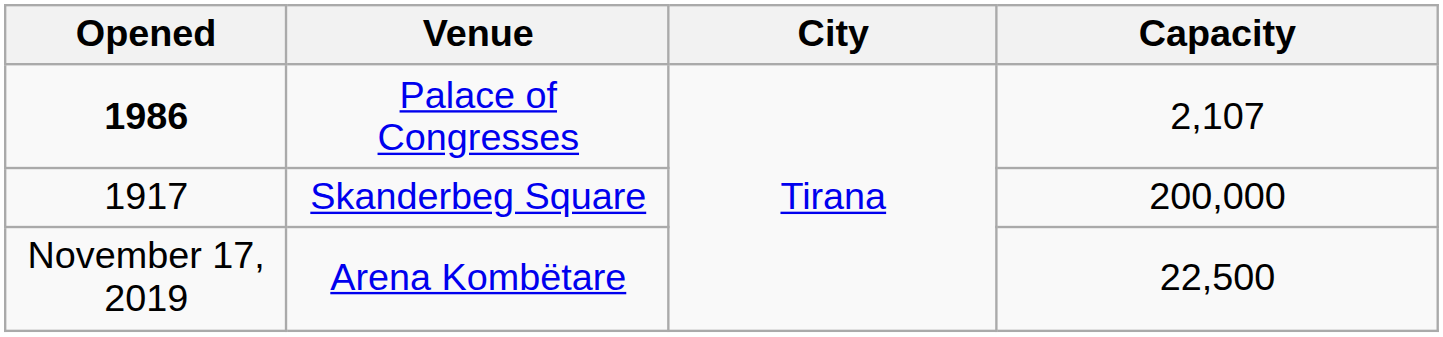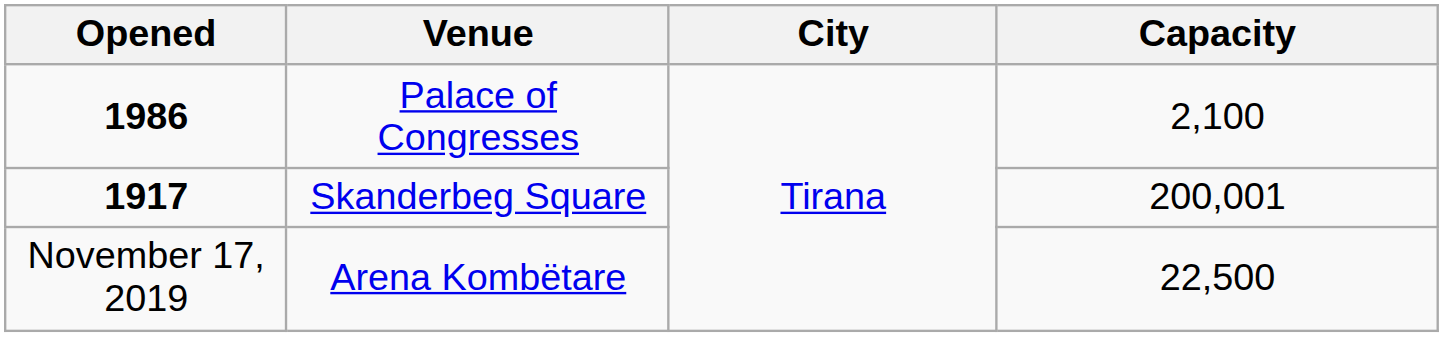(1217, 115) 2,107 -> (1217, 115) 2,100
(146, 196) normal -> (146, 196) bold
(1217, 196) 200,000 -> (1217, 196) 200,001
